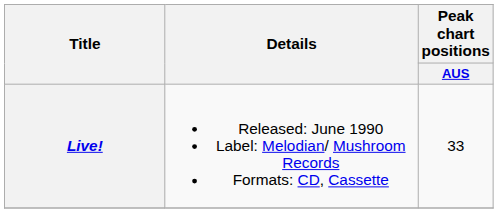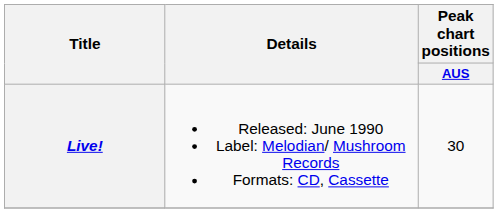(456, 146) 33 -> (456, 146) 30
